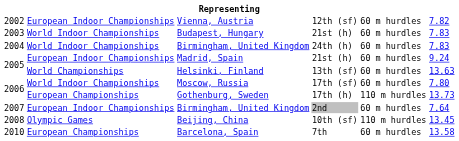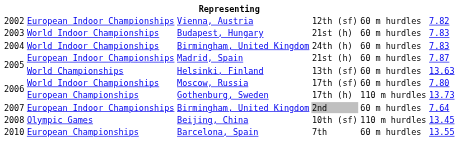(439, 58) 9.24 -> (439, 58) 7.87
(442, 132) 13.58 -> (442, 132) 13.55
